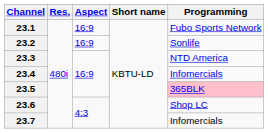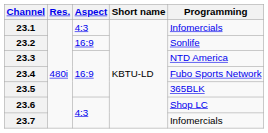(84, 27) 16:9 -> (81, 27) 4:3
(216, 27) Fubo Sports Network -> (196, 27) Infomercials
(196, 74) Infomercials -> (216, 74) Fubo Sports Network
(187, 89) pink background -> (187, 89) no background
